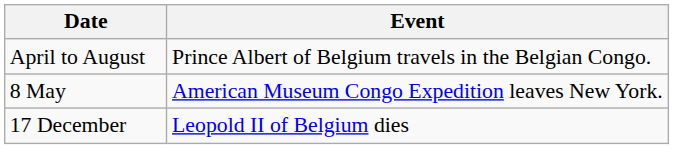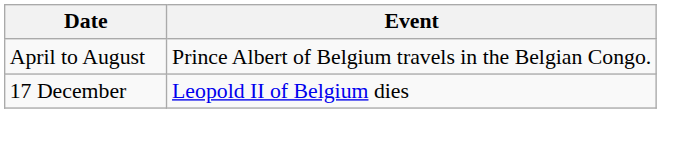- row: (38, 90)
